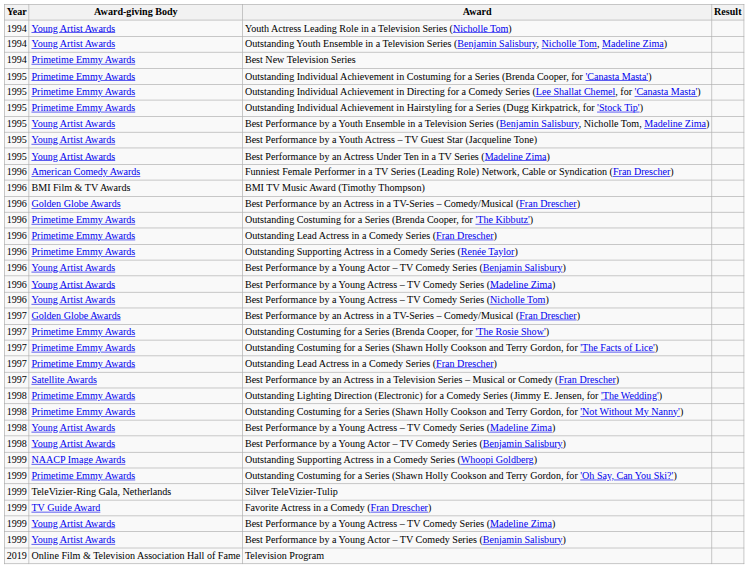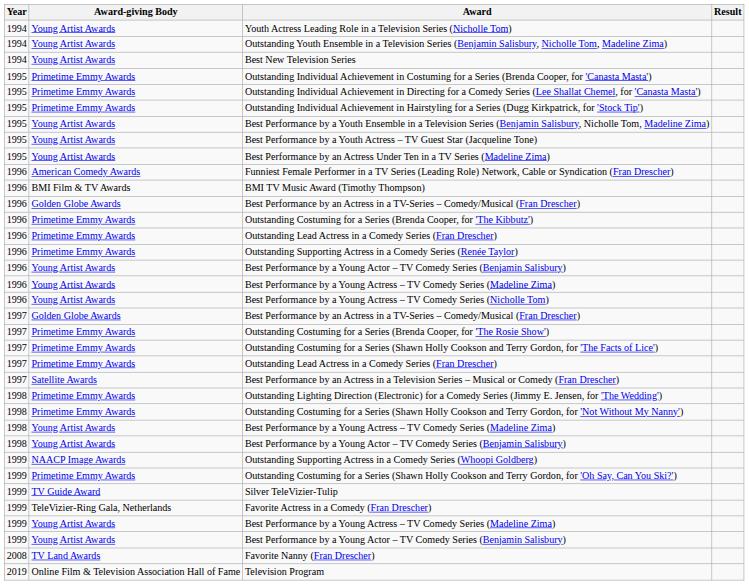(83, 60) Primetime Emmy Awards -> (73, 60) Young Artist Awards
(101, 492) TeleVizier-Ring Gala, Netherlands -> (66, 492) TV Guide Award
(66, 508) TV Guide Award -> (101, 508) TeleVizier-Ring Gala, Netherlands
+ row: (17, 556)
